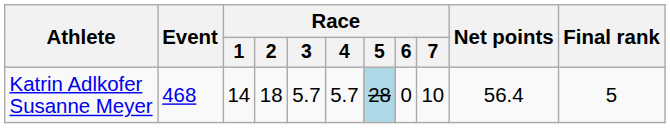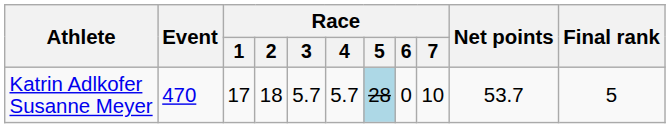(179, 95) 468 -> (179, 95) 470
(239, 95) 14 -> (239, 95) 17
(504, 95) 56.4 -> (504, 95) 53.7
